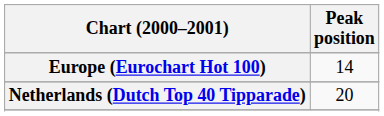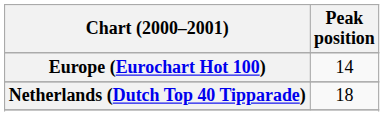(344, 95) 20 -> (344, 95) 18
